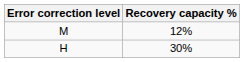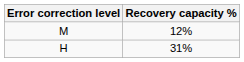(181, 48) 30% -> (181, 48) 31%
